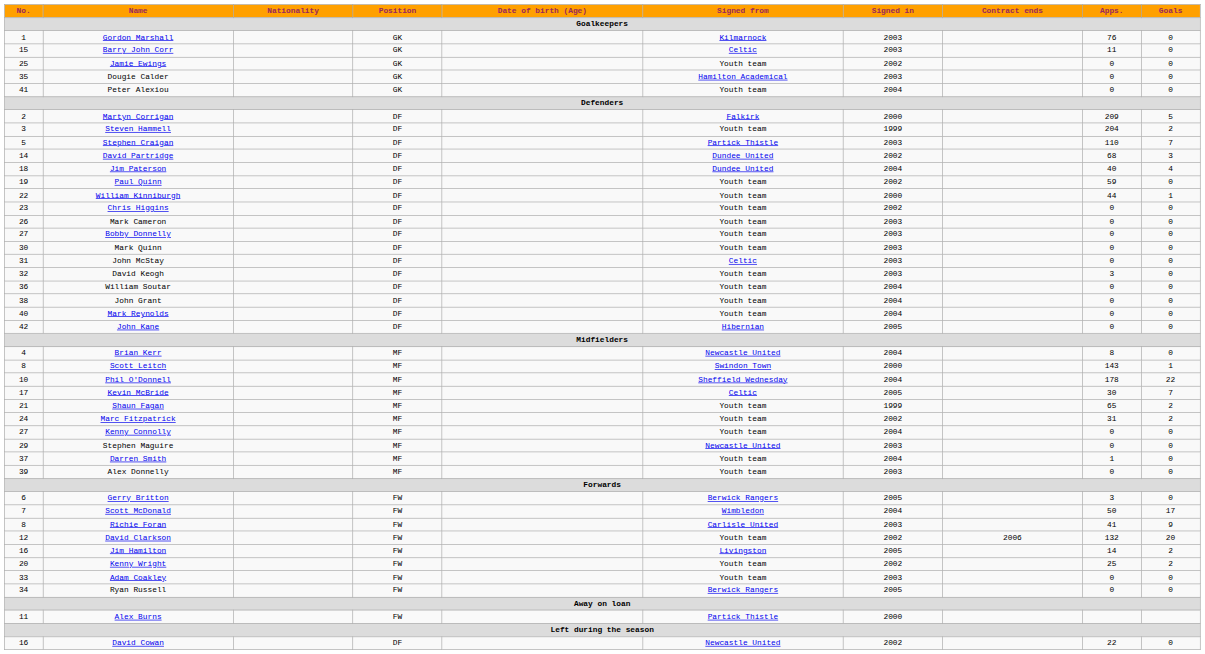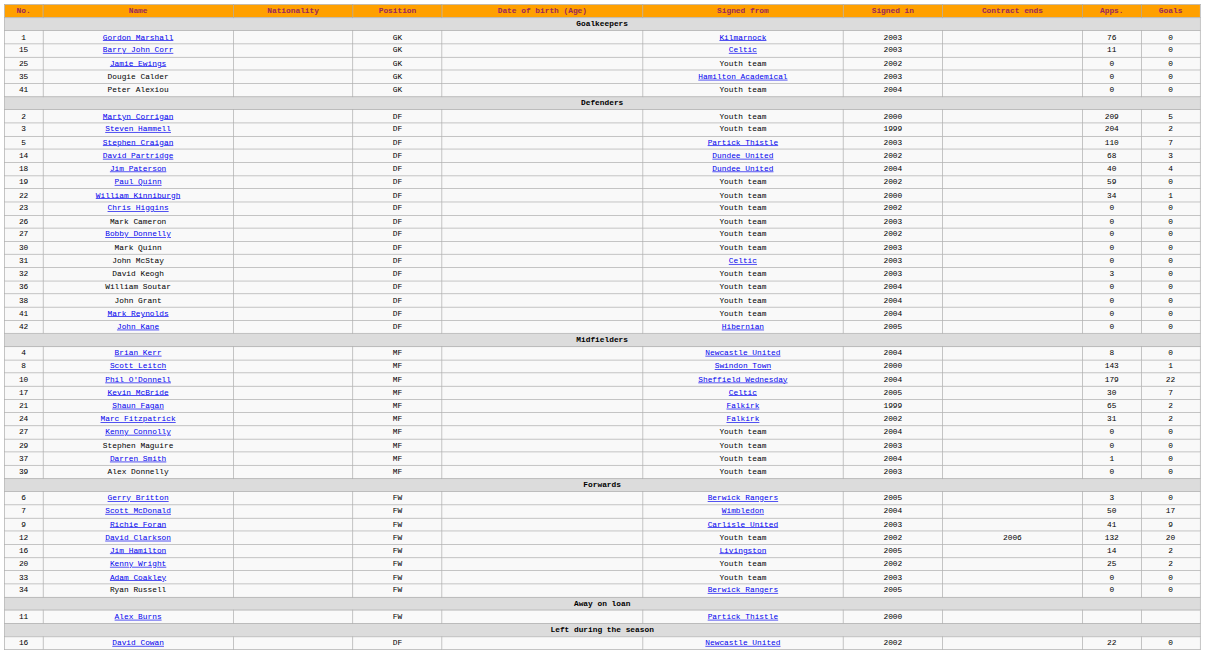(743, 116) Falkirk -> (743, 116) Youth team
(1112, 195) 44 -> (1112, 195) 34
(893, 234) 2003 -> (893, 234) 2002
(24, 314) 40 -> (24, 314) 41
(1112, 379) 178 -> (1112, 379) 179
(743, 406) Youth team -> (743, 406) Falkirk
(743, 419) Youth team -> (743, 419) Falkirk
(743, 445) Newcastle United -> (743, 445) Youth team
(24, 524) 8 -> (24, 524) 9
